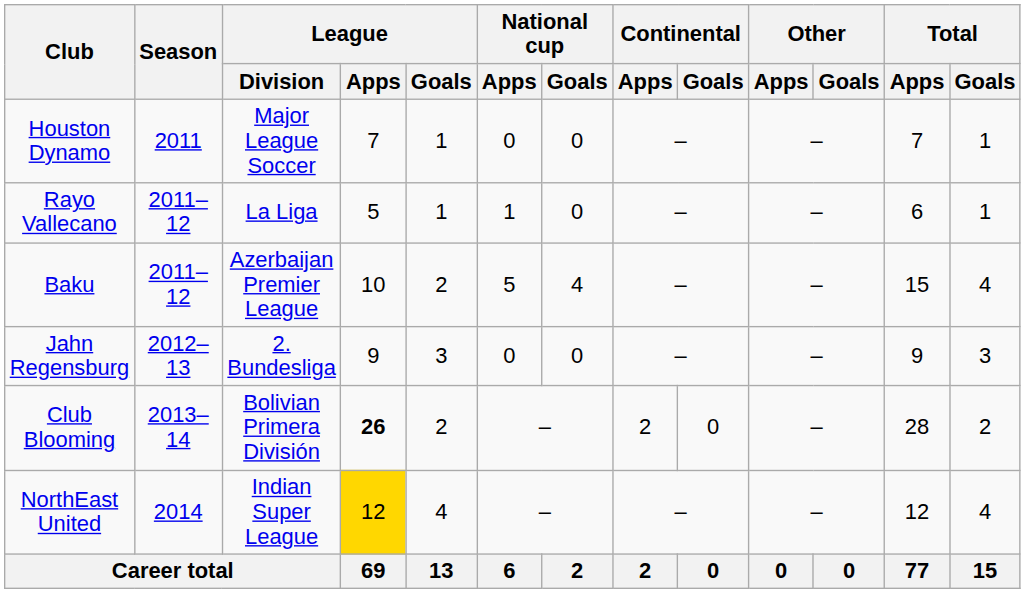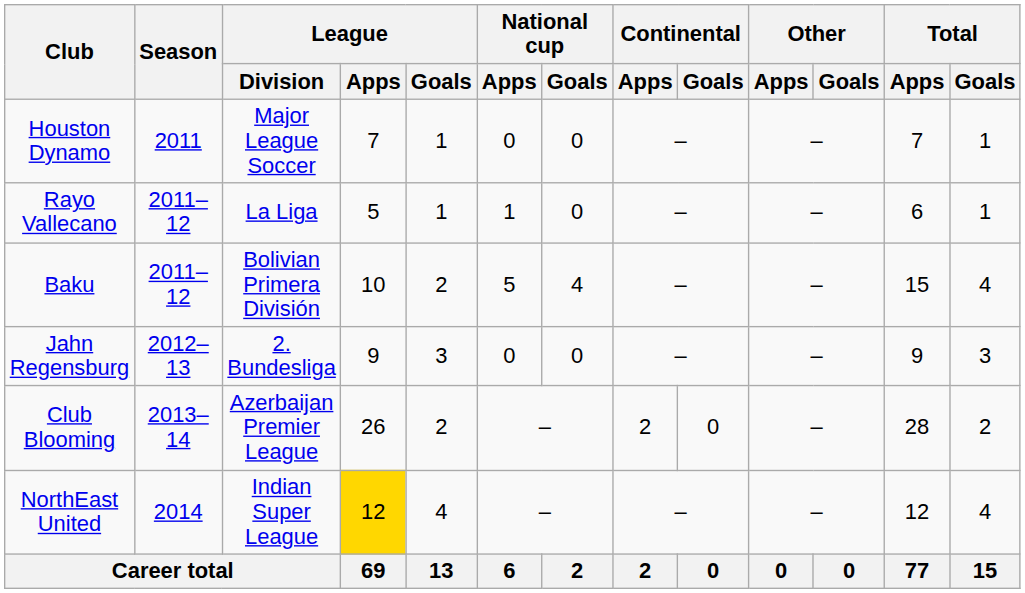(282, 284) Azerbaijan Premier League -> (282, 284) Bolivian Primera División
(282, 427) Bolivian Primera División -> (282, 427) Azerbaijan Premier League
(373, 427) bold -> (373, 427) normal
